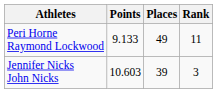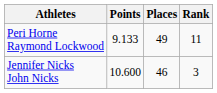(125, 72) 10.603 -> (125, 72) 10.600
(162, 72) 39 -> (162, 72) 46
